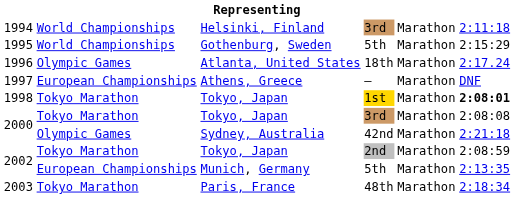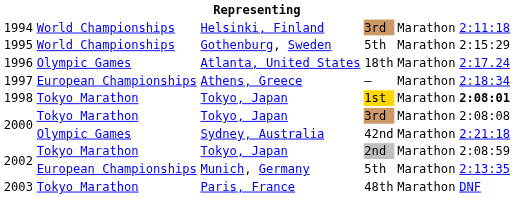(470, 80) DNF -> (485, 80) 2:18:34
(485, 186) 2:18:34 -> (470, 186) DNF
